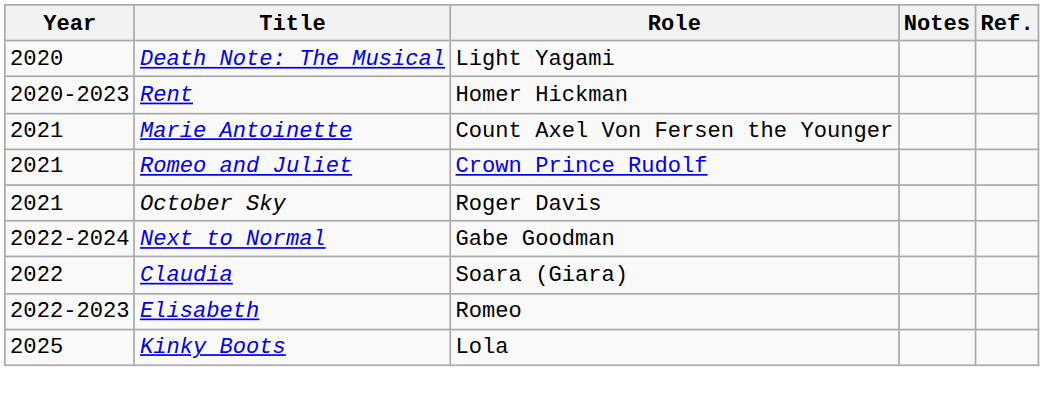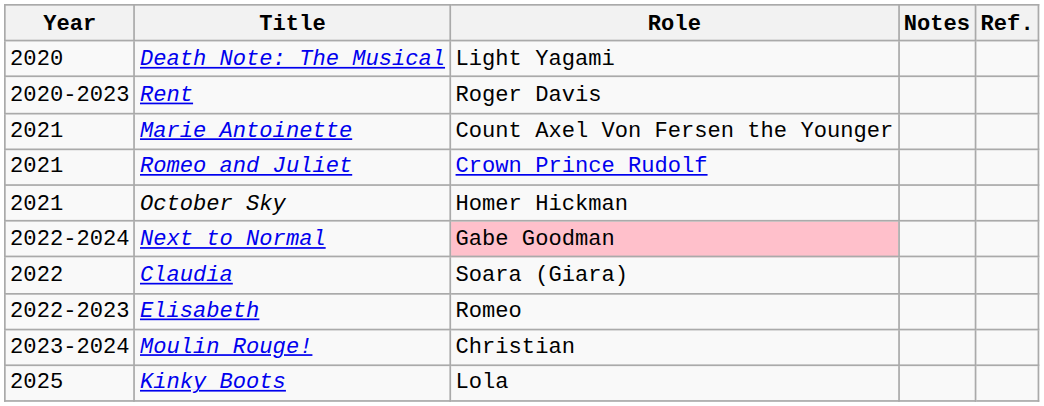(542, 95) Homer Hickman -> (529, 95) Roger Davis
(529, 203) Roger Davis -> (542, 203) Homer Hickman
(535, 239) no background -> (535, 239) pink background
+ row: (226, 347)
